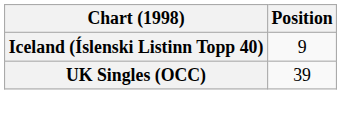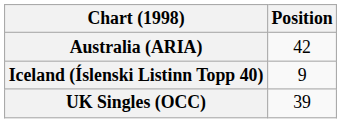+ row: (136, 46)
